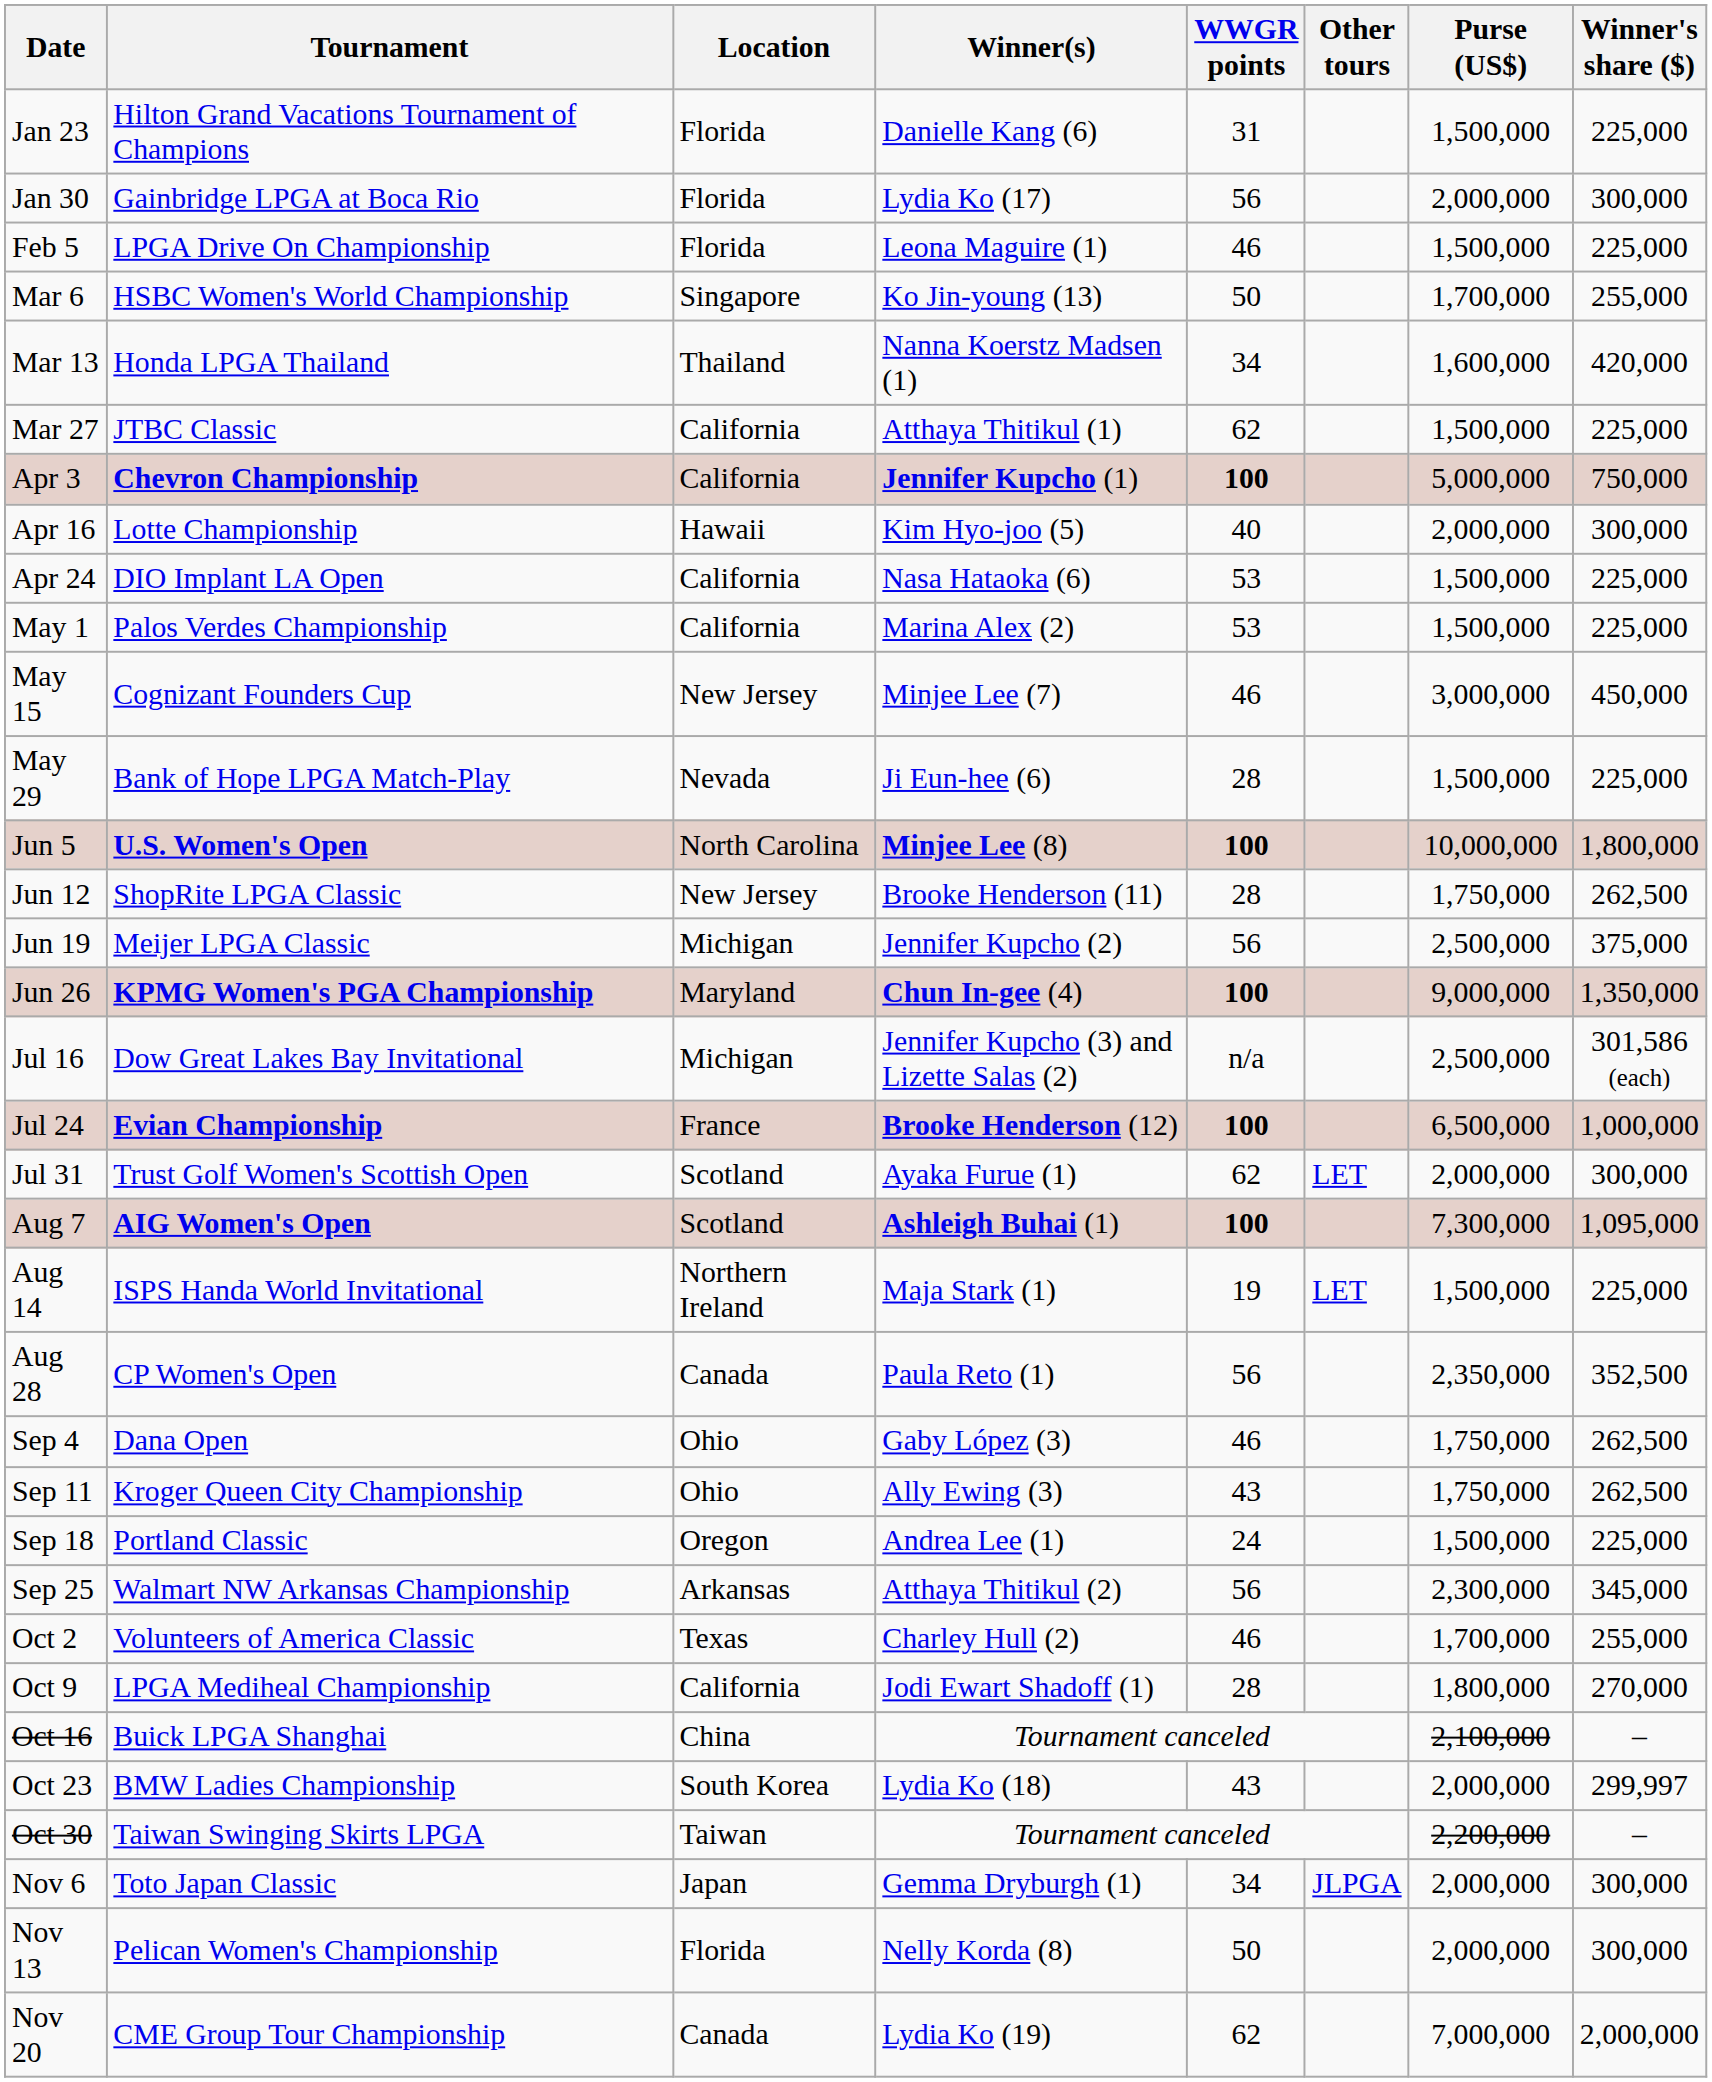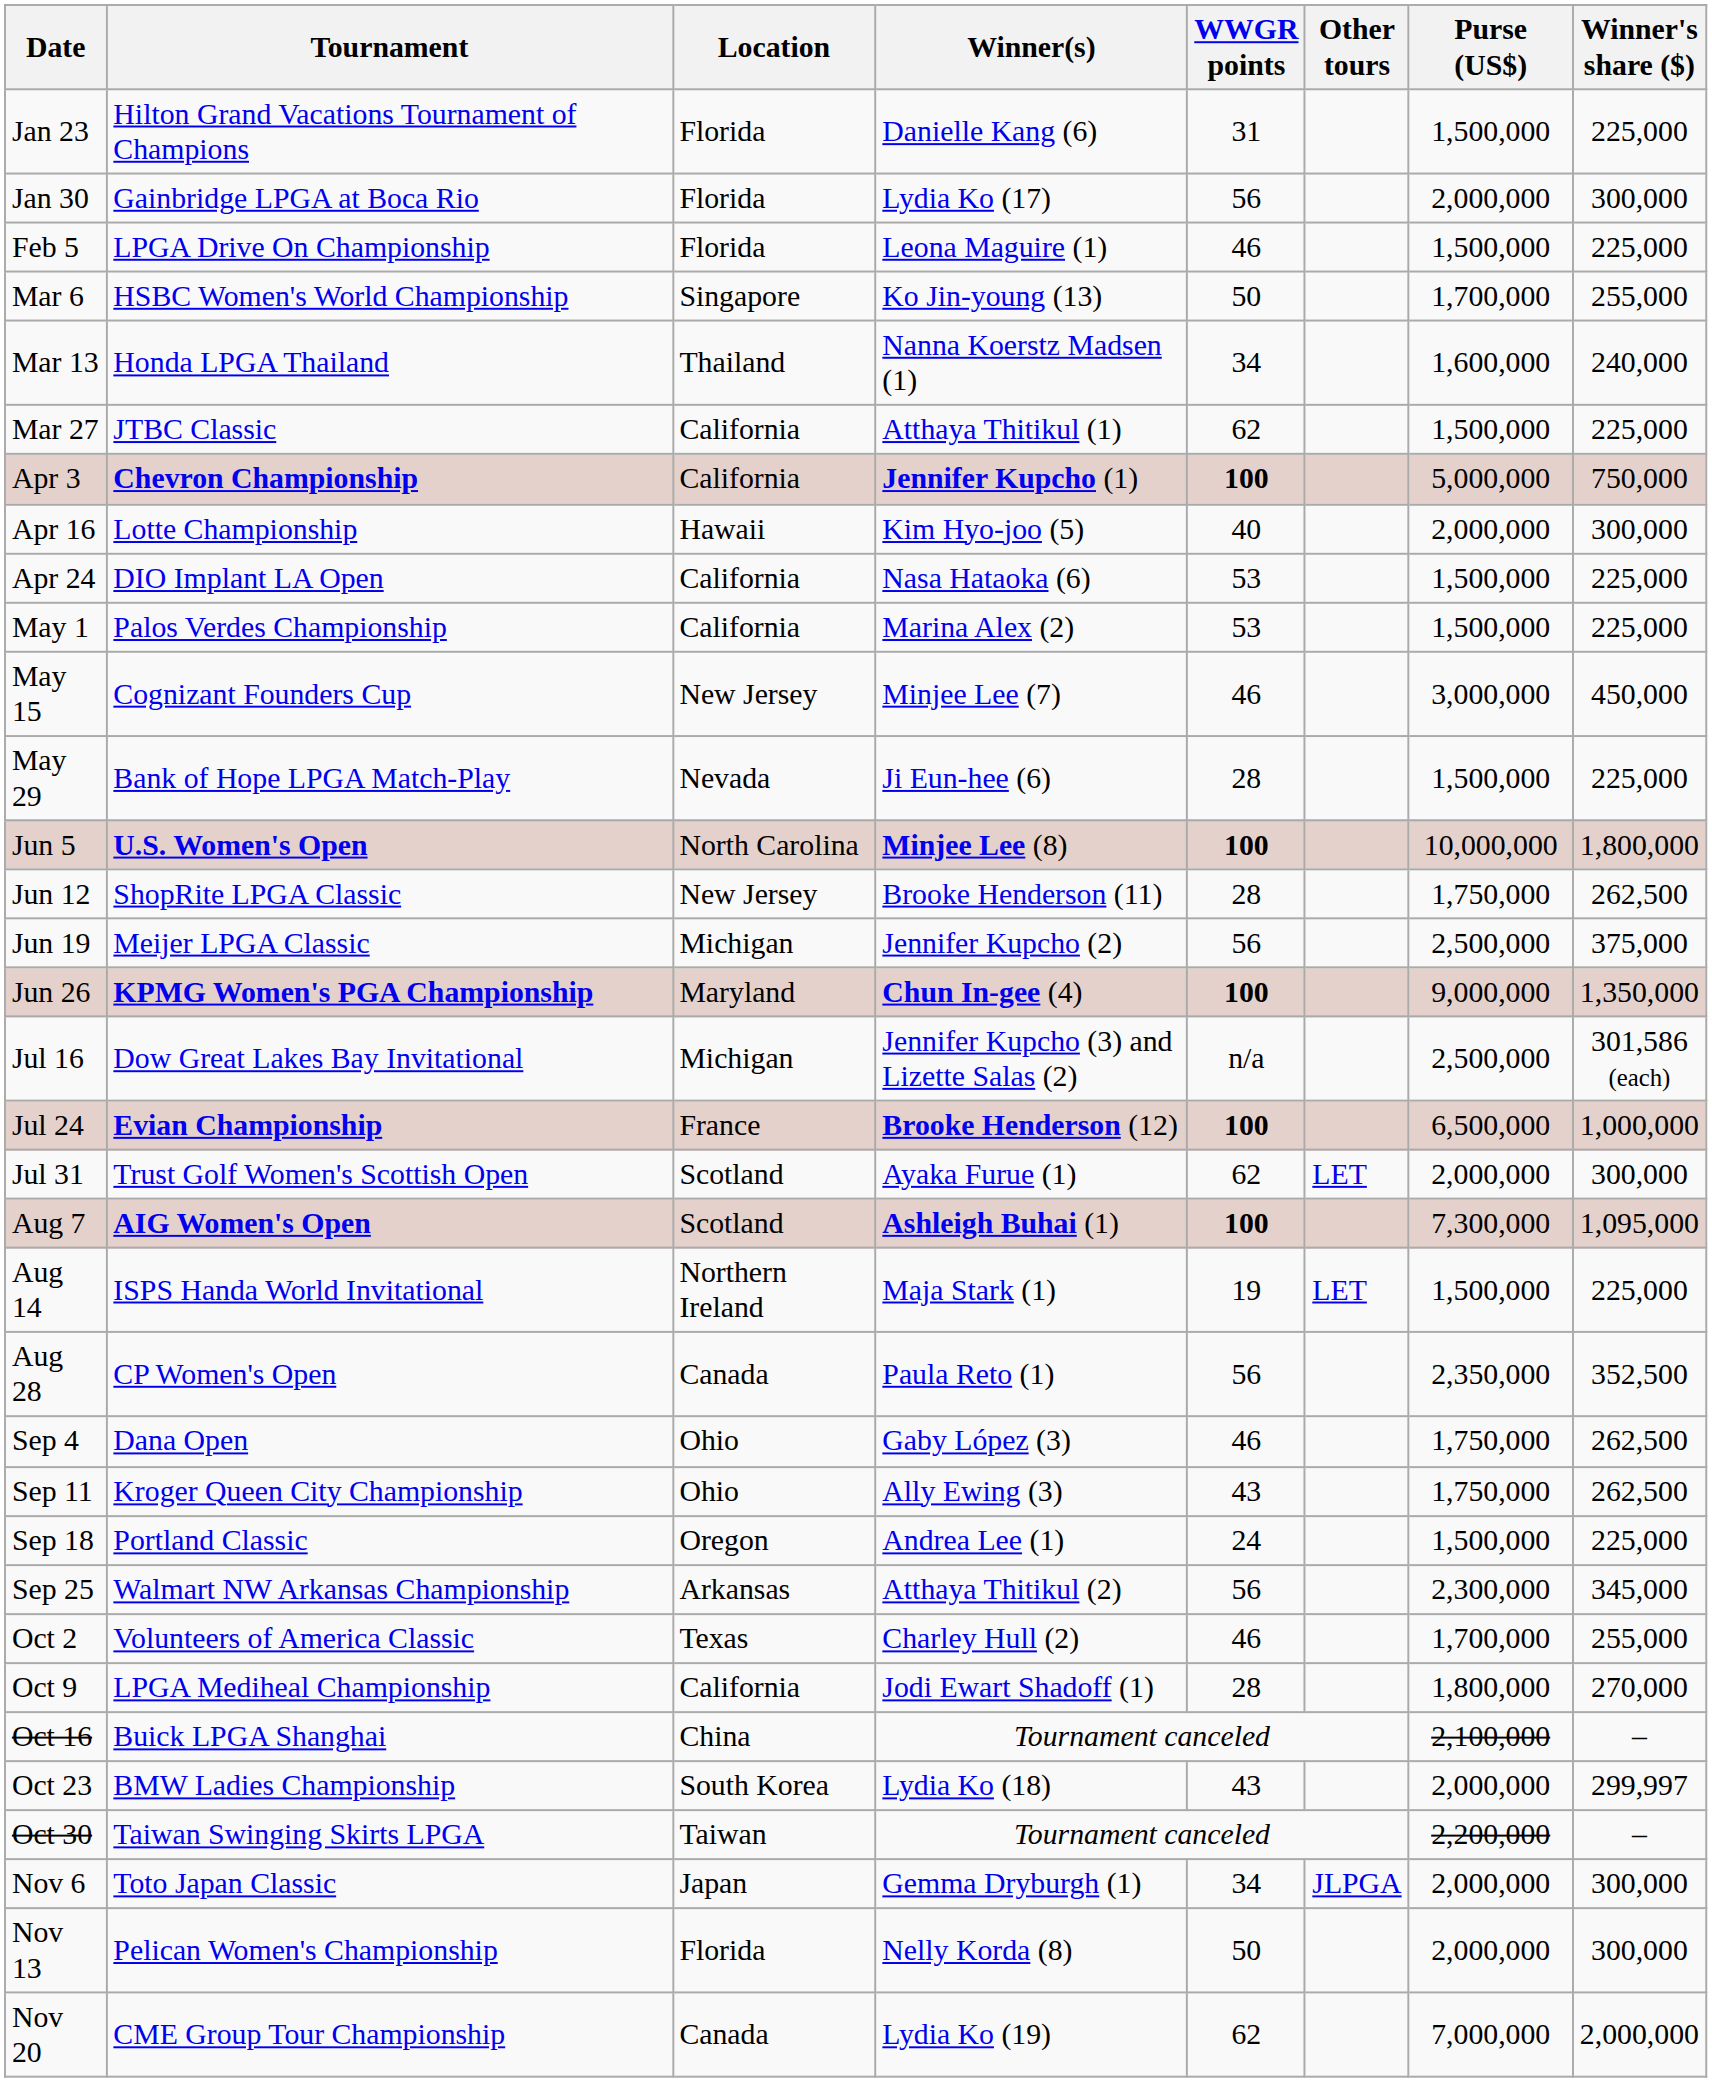(1639, 363) 420,000 -> (1639, 363) 240,000
